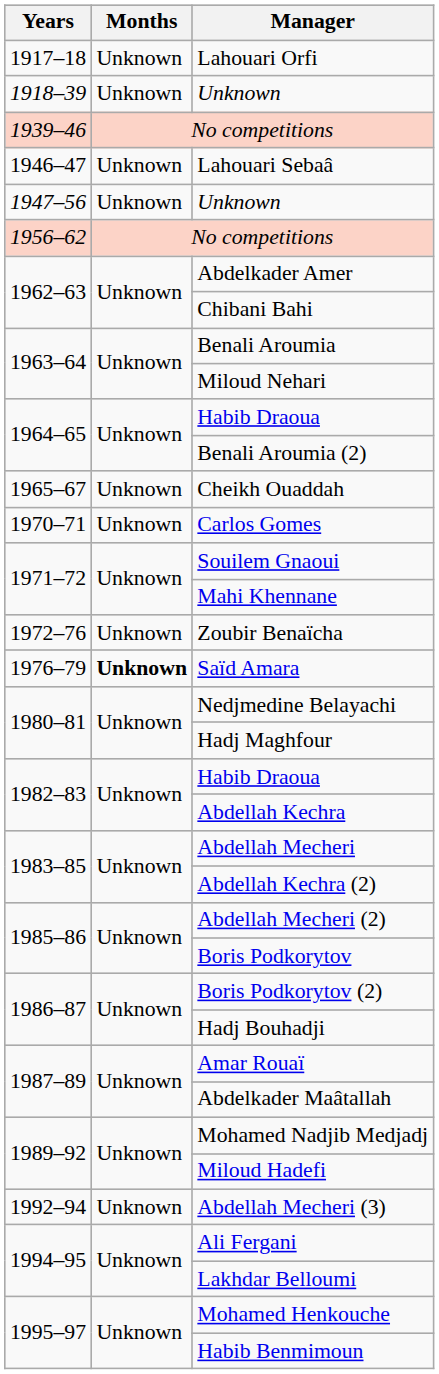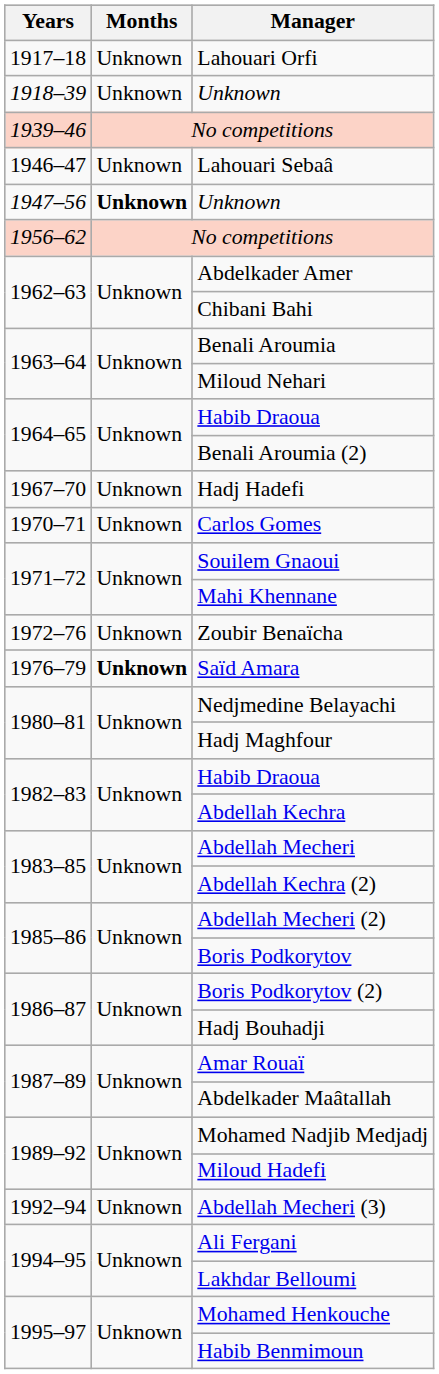(139, 201) normal -> (142, 201) bold
- row: (48, 488)
+ row: (48, 488)
